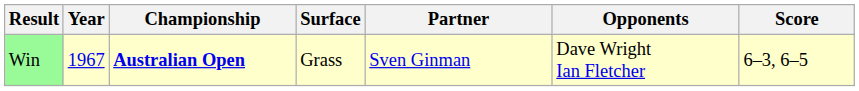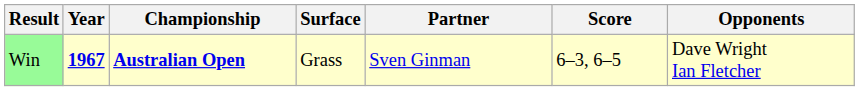columns swapped: (646, 19) <-> (797, 19)
(86, 59) normal -> (86, 59) bold
